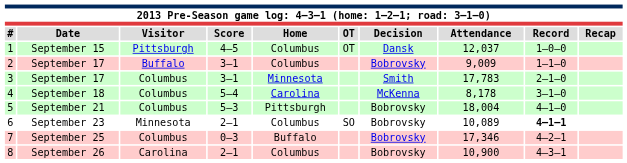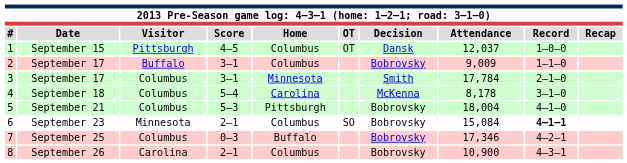(481, 78) 17,783 -> (481, 78) 17,784
(481, 122) 10,089 -> (481, 122) 15,084
